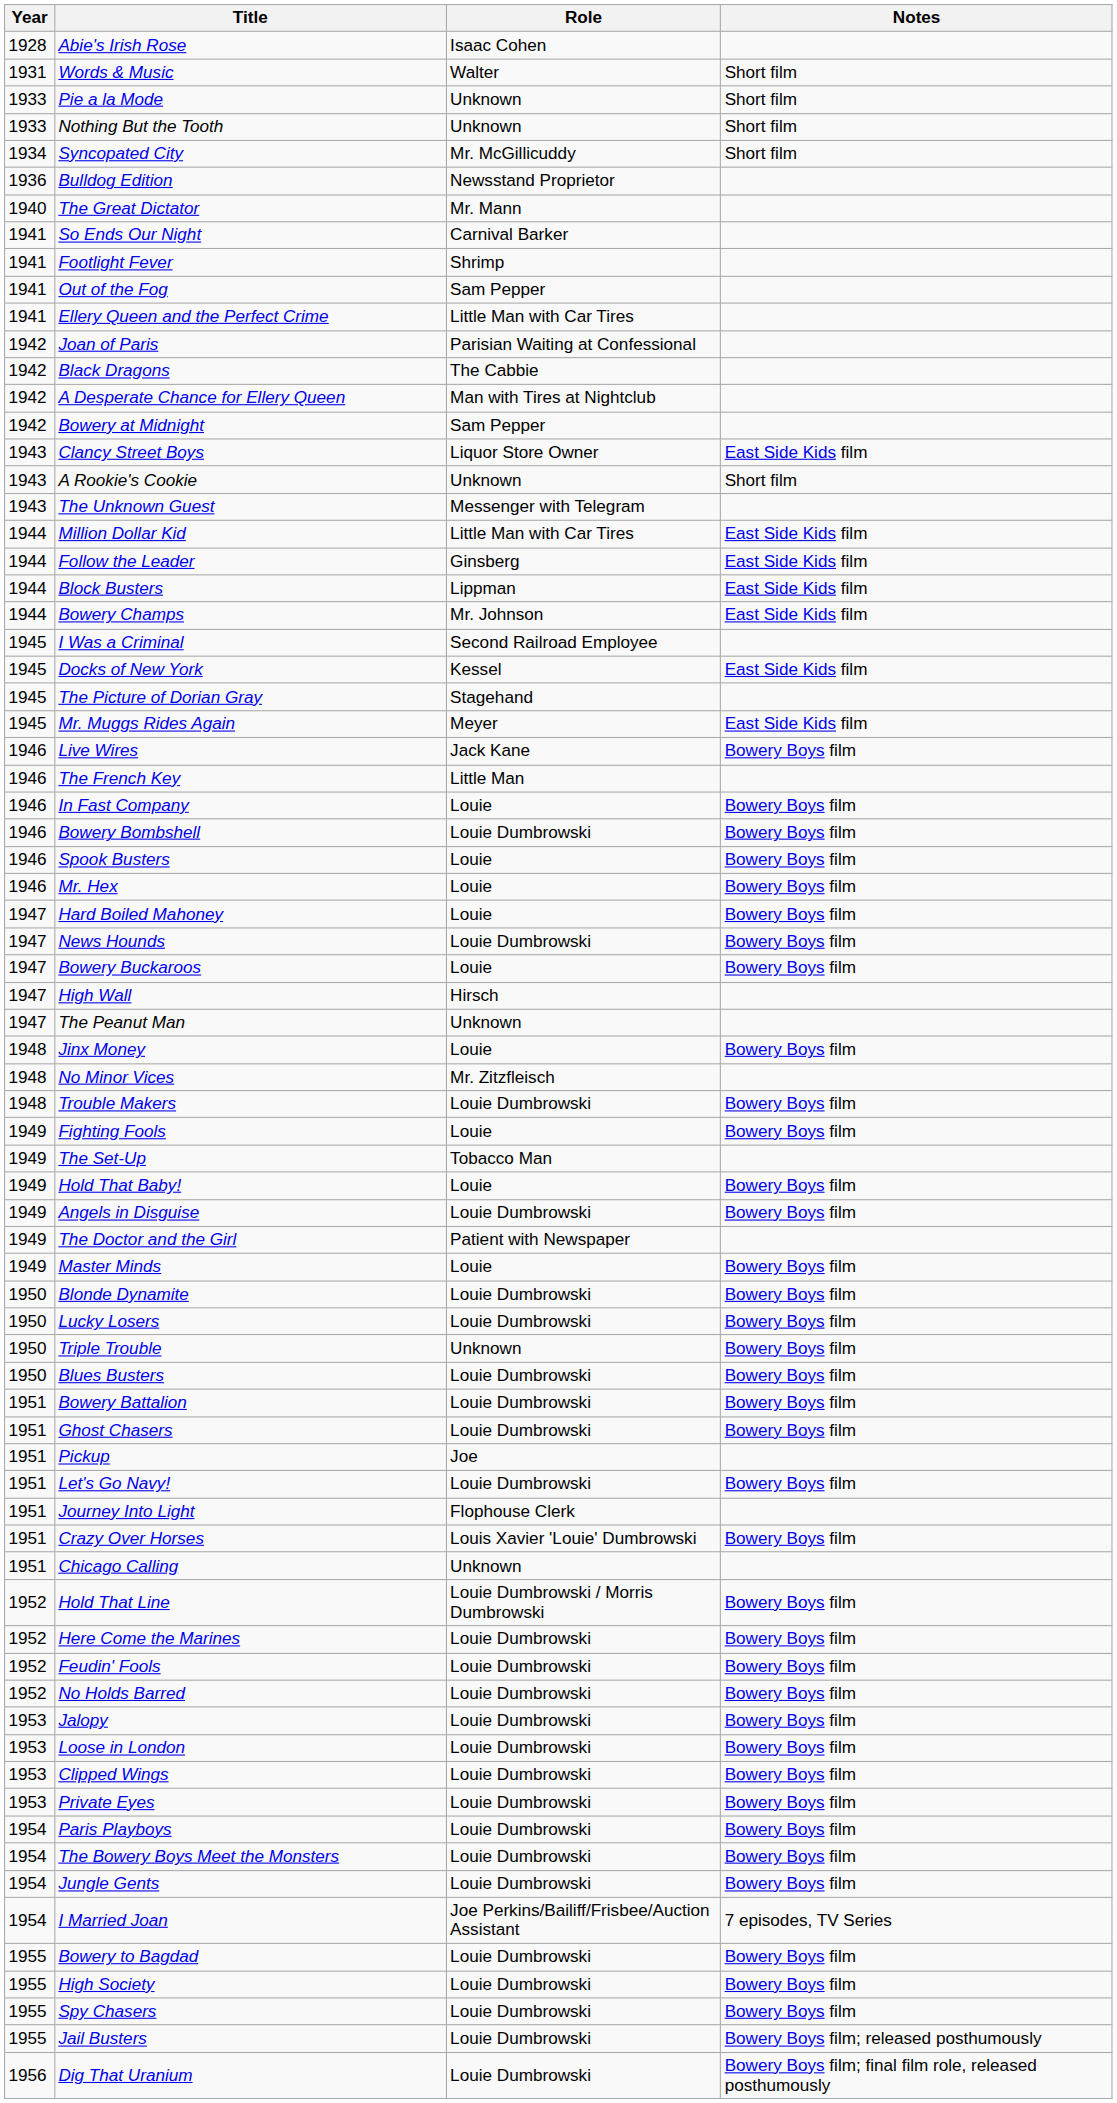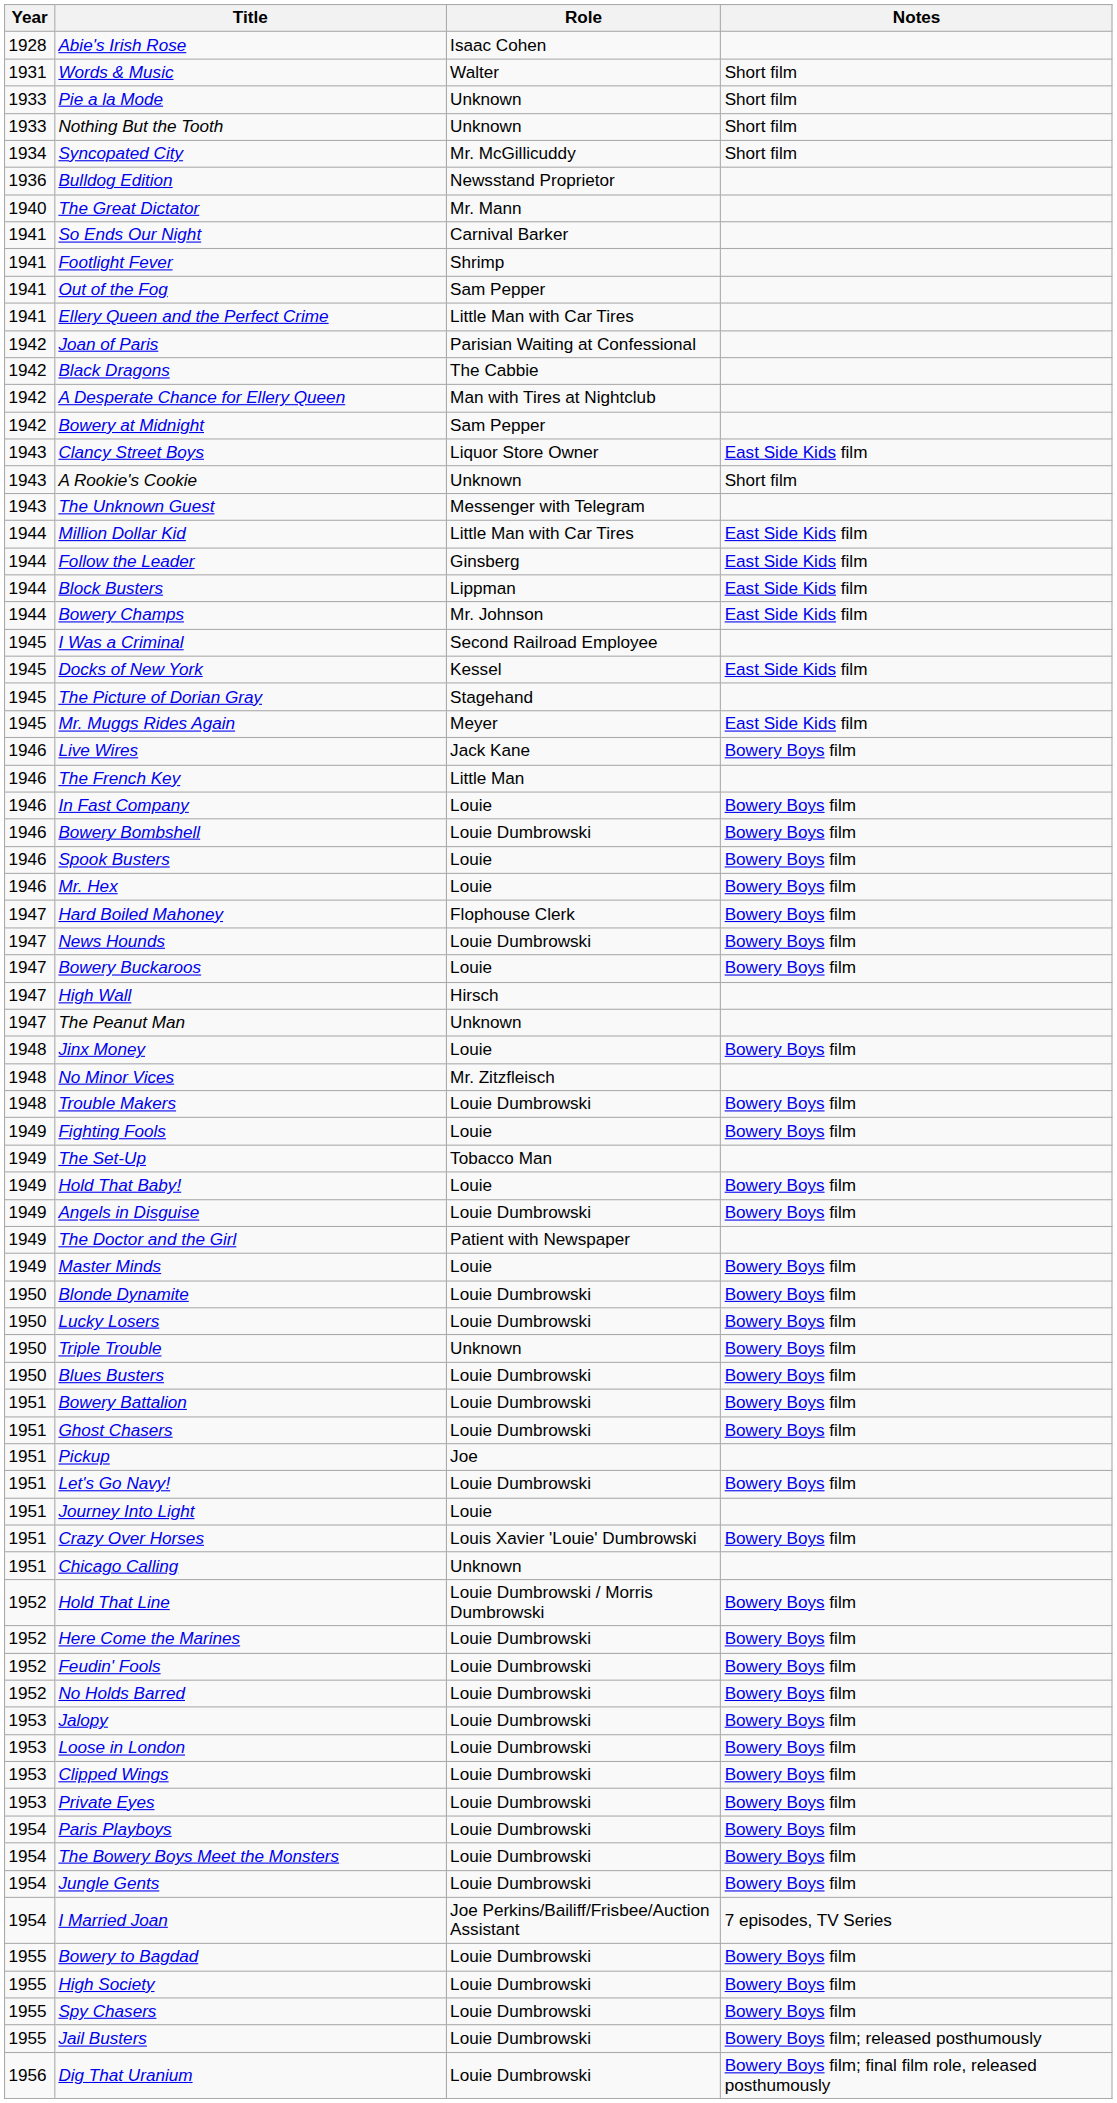(471, 914) Louie -> (512, 914) Flophouse Clerk
(512, 1511) Flophouse Clerk -> (471, 1511) Louie
